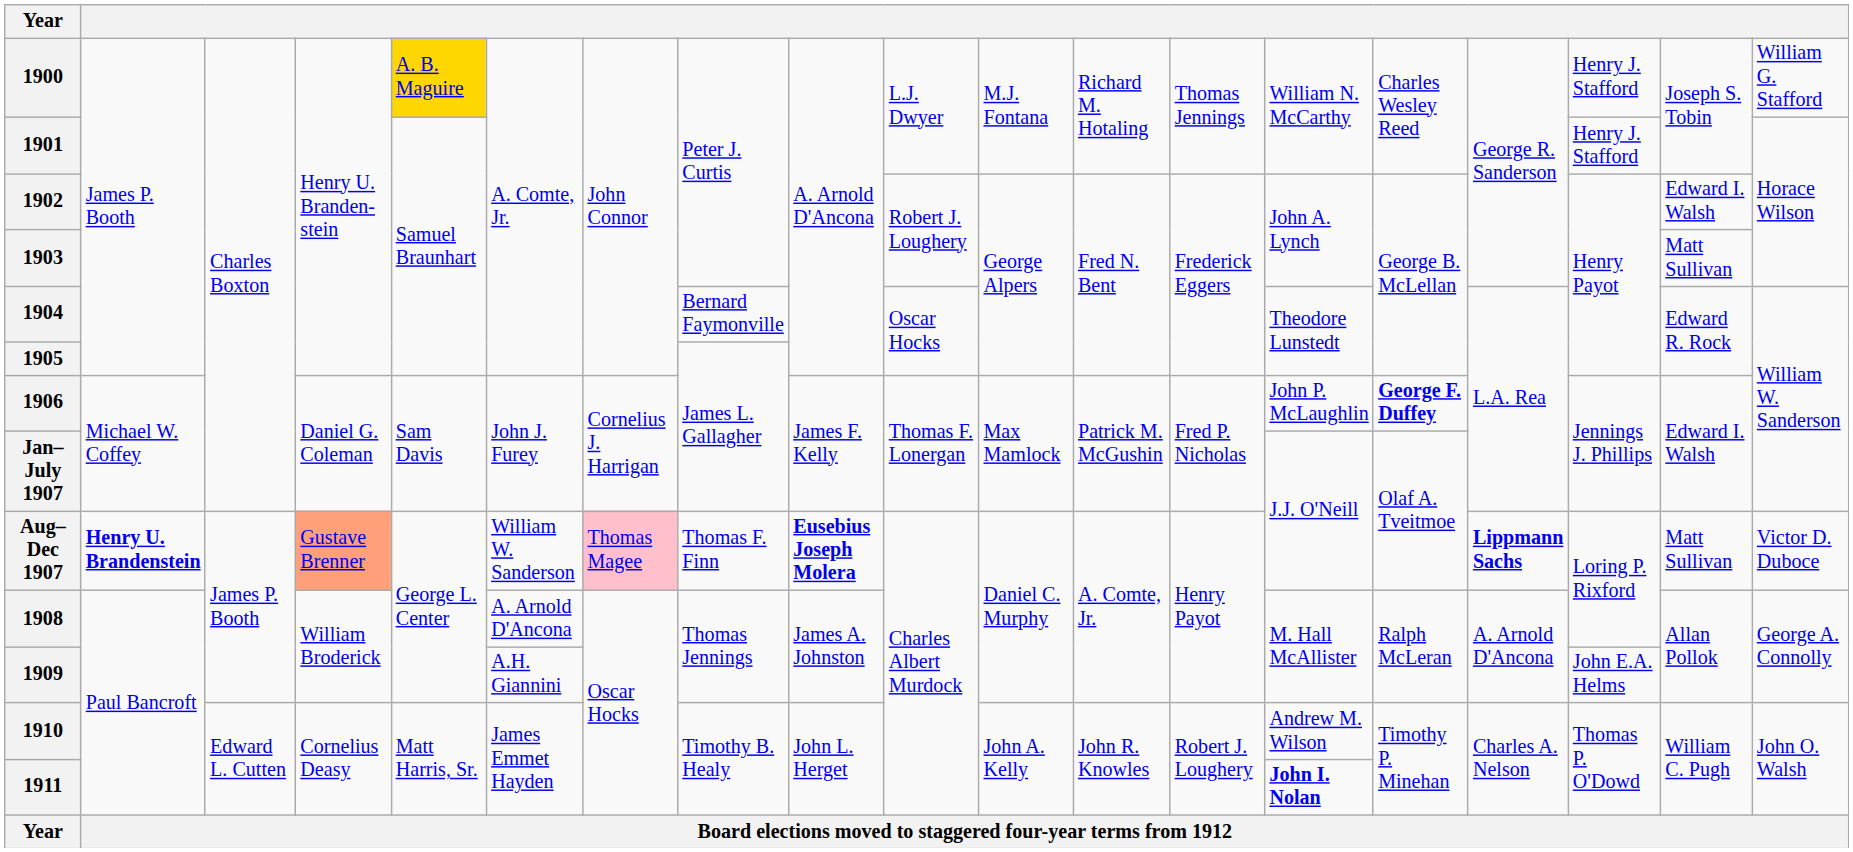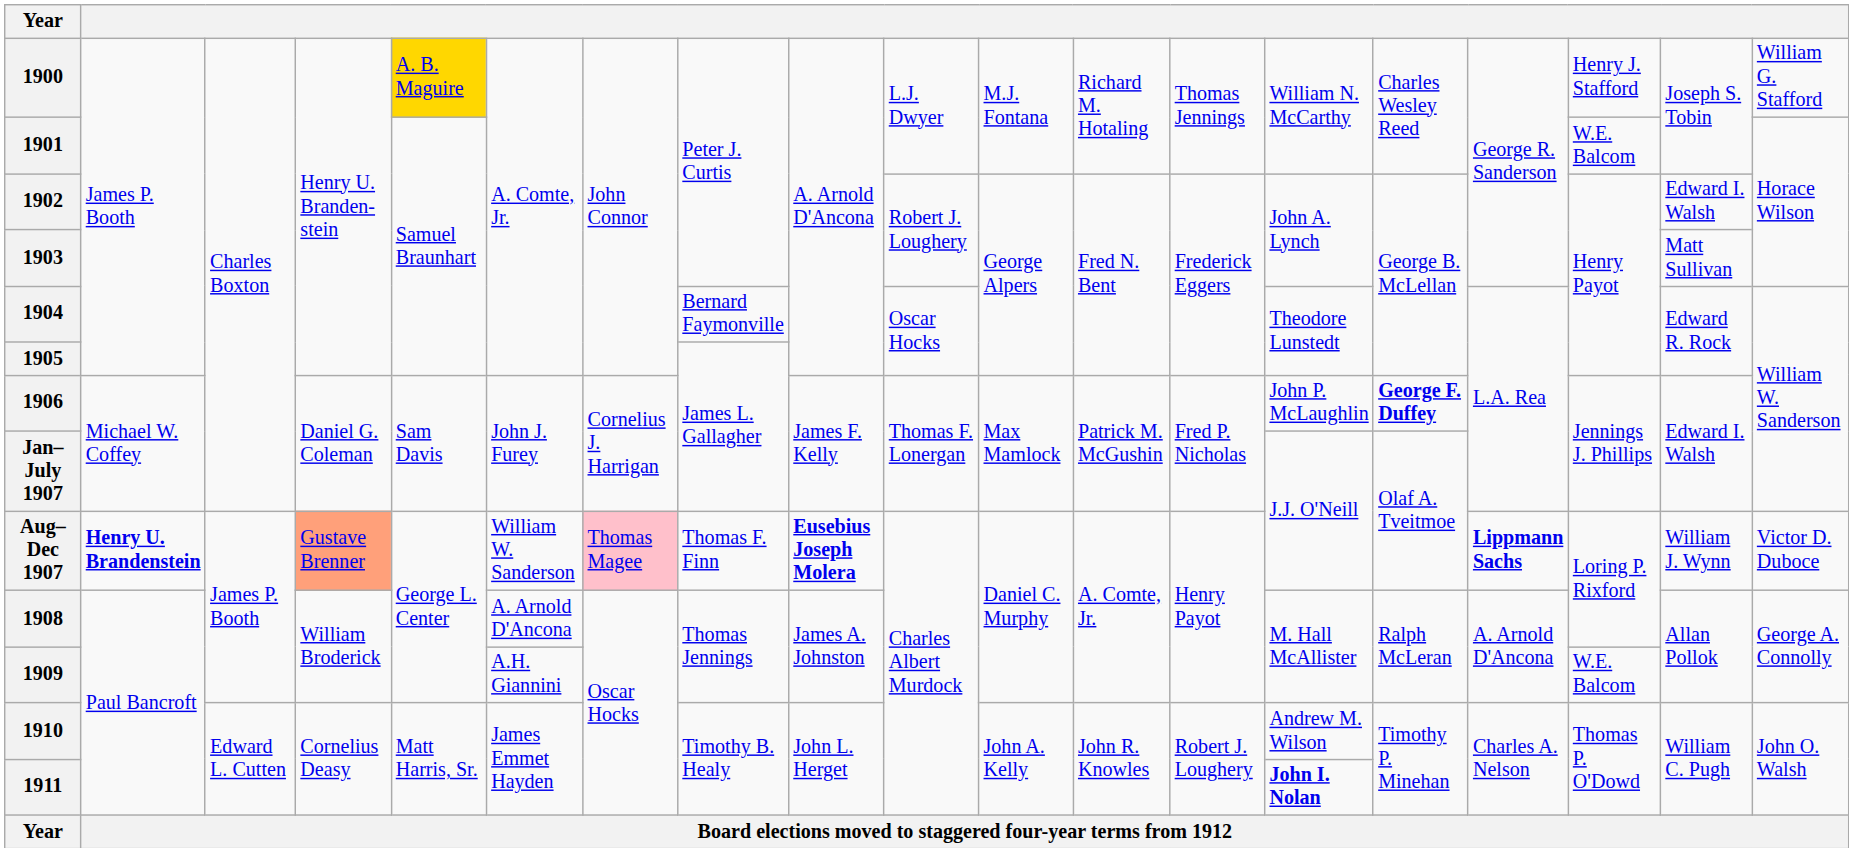(1607, 144) Henry J. Stafford -> (1604, 144) W.E. Balcom
(1699, 549) Matt Sullivan -> (1698, 549) William J. Wynn
(1613, 674) John E.A. Helms -> (1604, 674) W.E. Balcom
